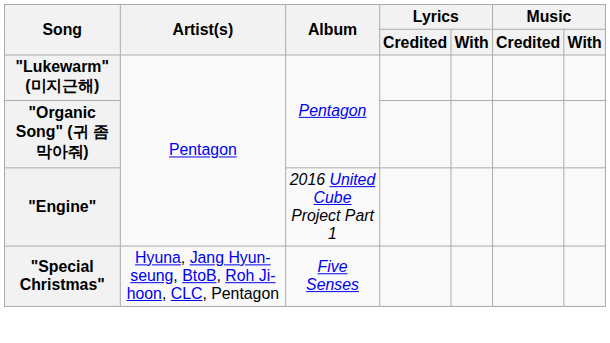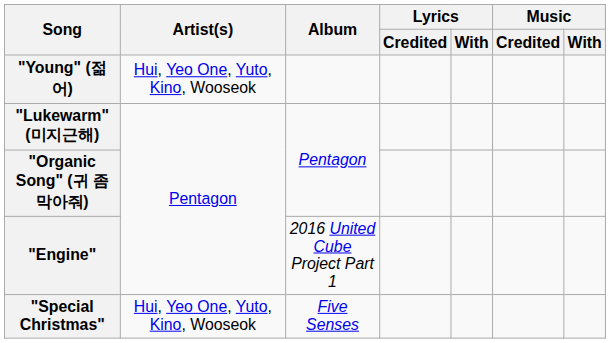+ row: (62, 78)
(203, 276) Hyuna, Jang Hyun-seung, BtoB, Roh Ji-hoon, CLC, Pentagon -> (203, 316) Hui, Yeo One, Yuto, Kino, Wooseok
